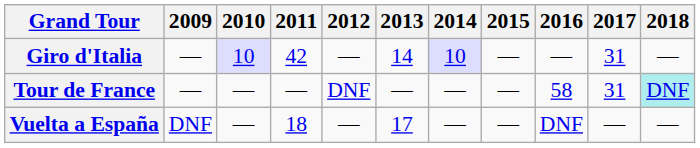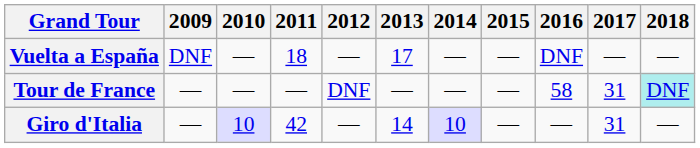rows swapped: (84, 55) <-> (84, 124)
